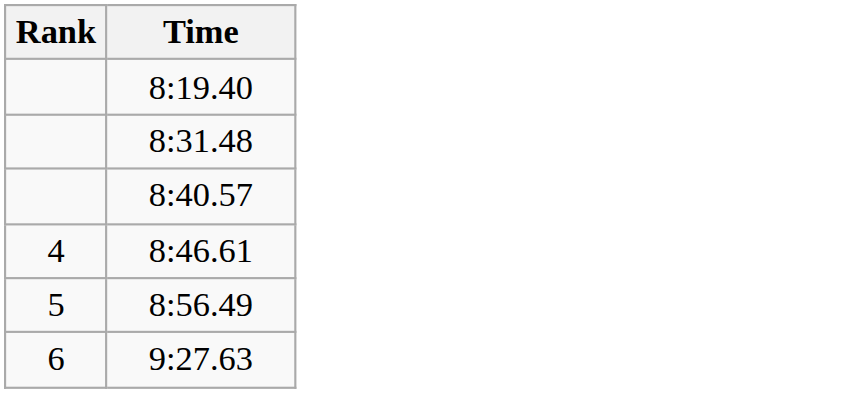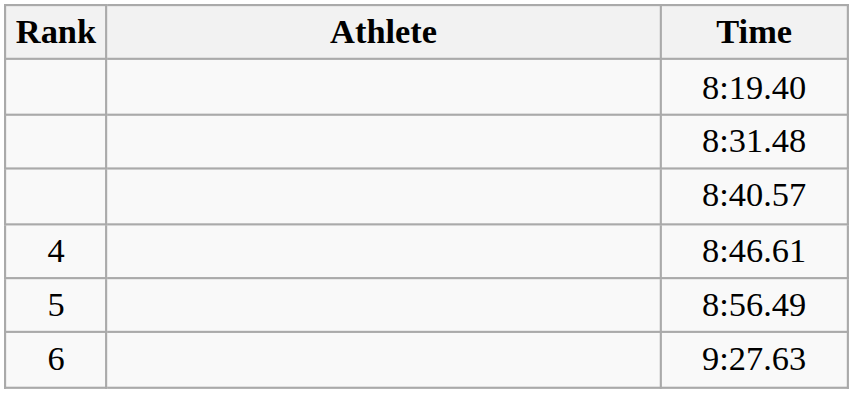+ column: (384, 31)
